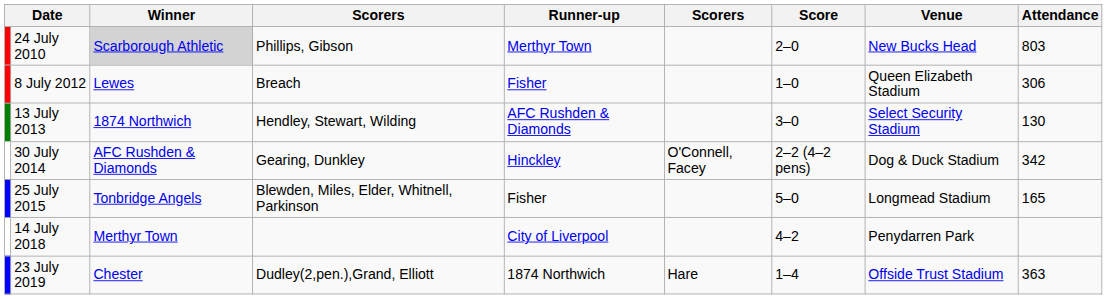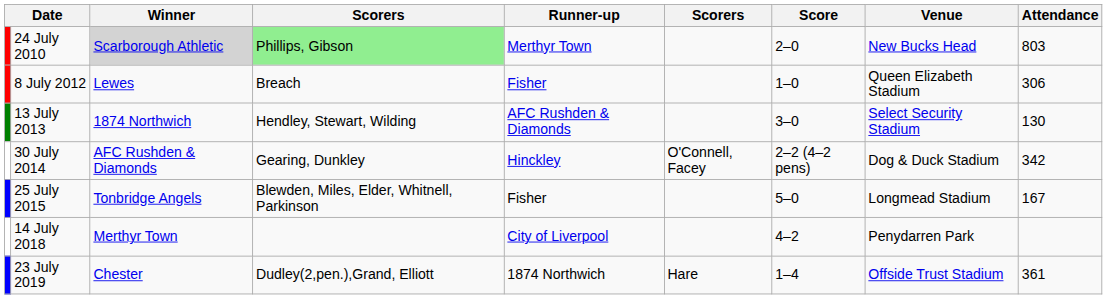(305, 45) no background -> (305, 45) lightgreen background
(1034, 198) 165 -> (1034, 198) 167
(1034, 274) 363 -> (1034, 274) 361
